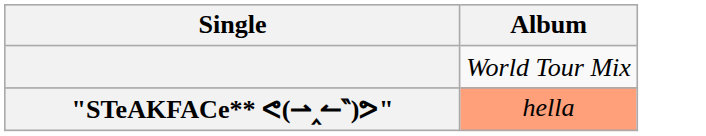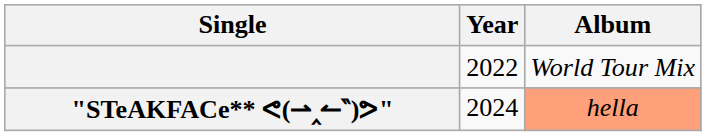+ column: (492, 25)
